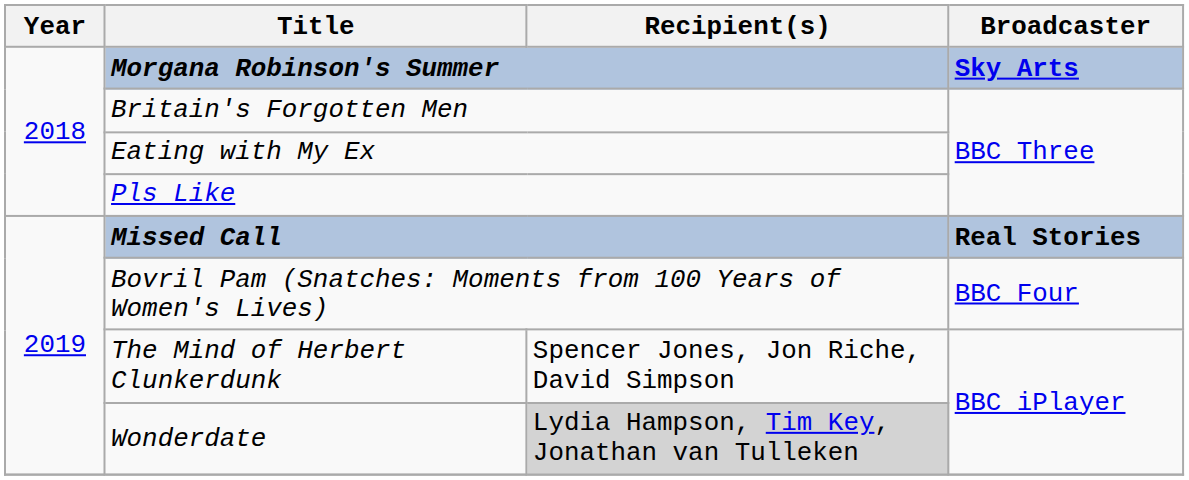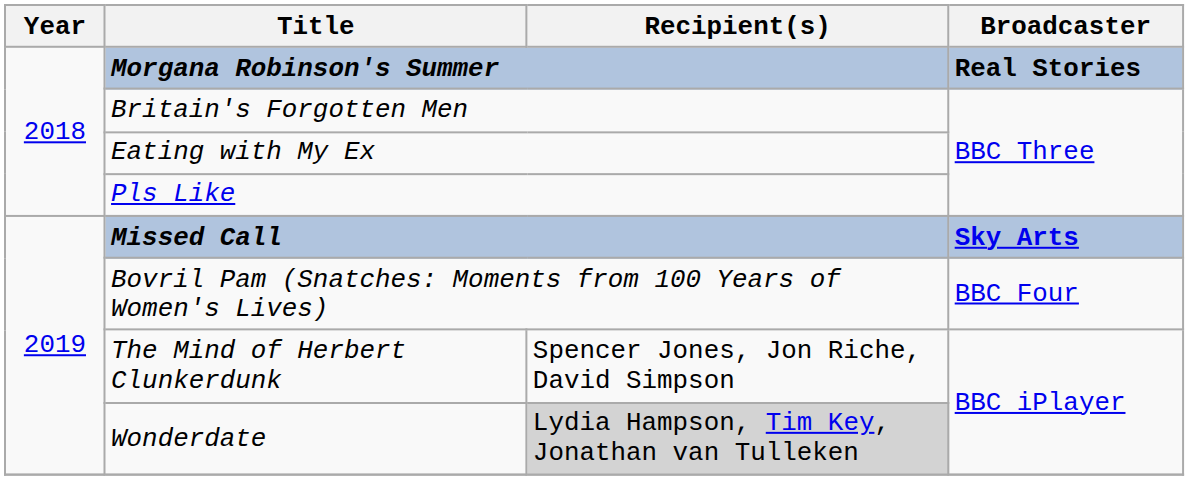(1017, 68) Sky Arts -> (1048, 68) Real Stories
(1048, 237) Real Stories -> (1017, 237) Sky Arts
